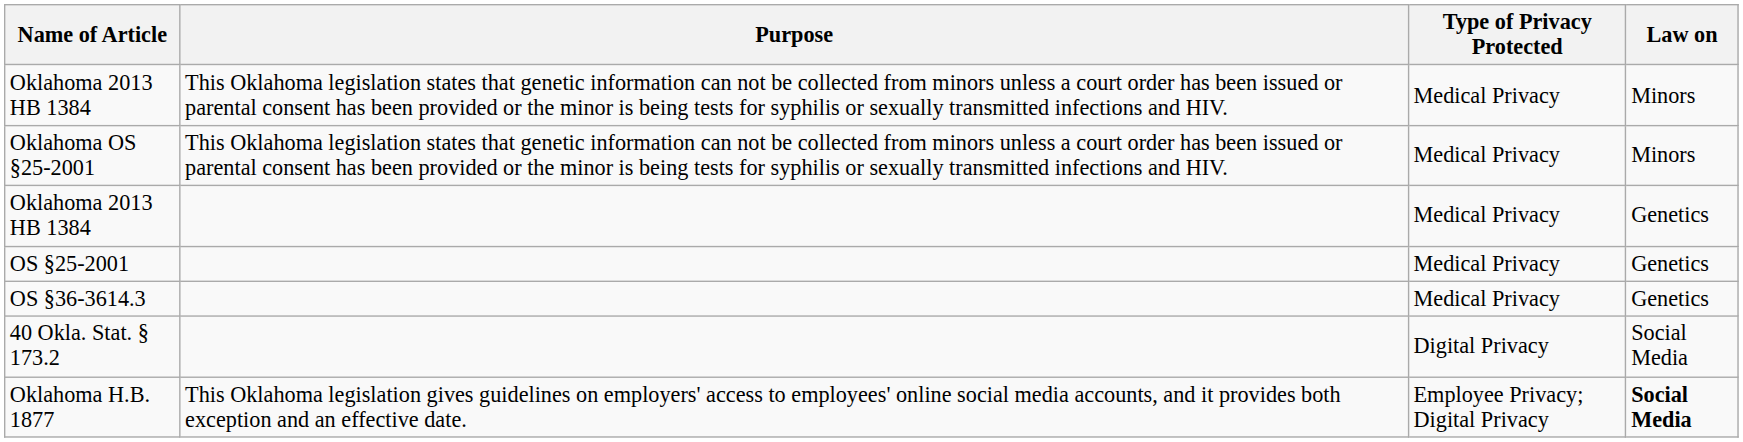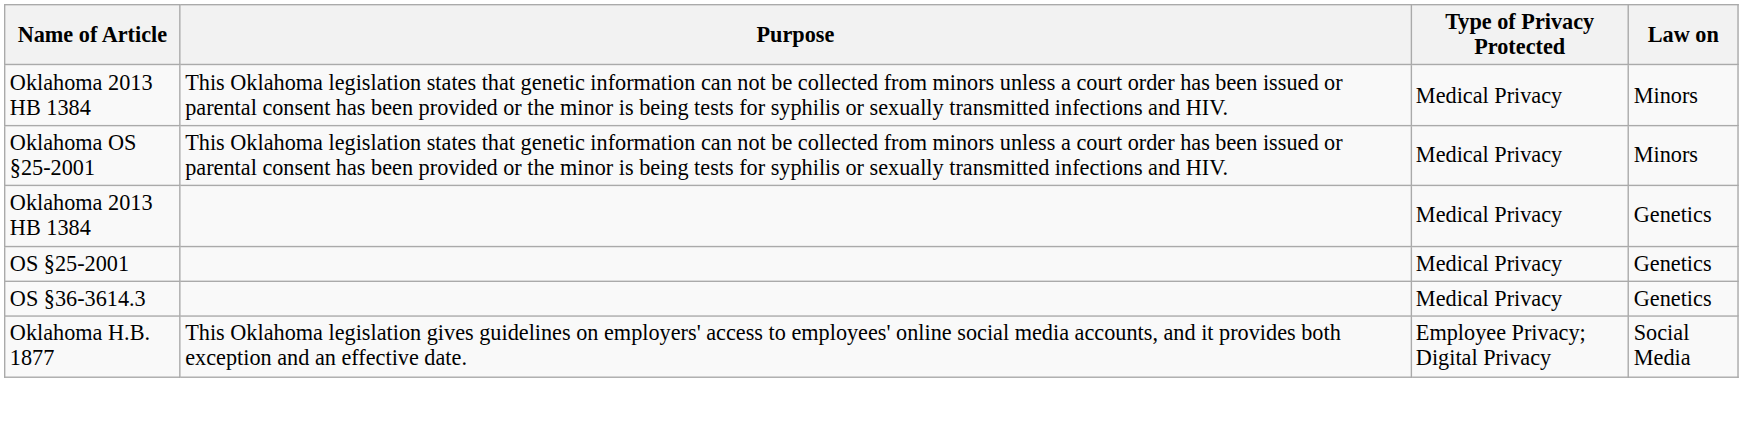- row: (79, 346)
(1661, 406) bold -> (1662, 346) normal
